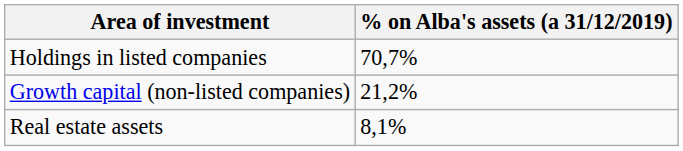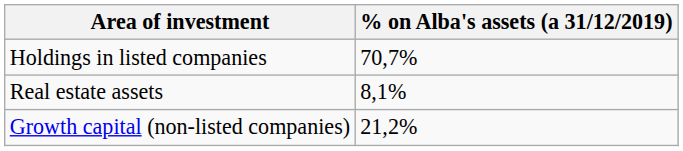rows swapped: (180, 92) <-> (86, 127)
